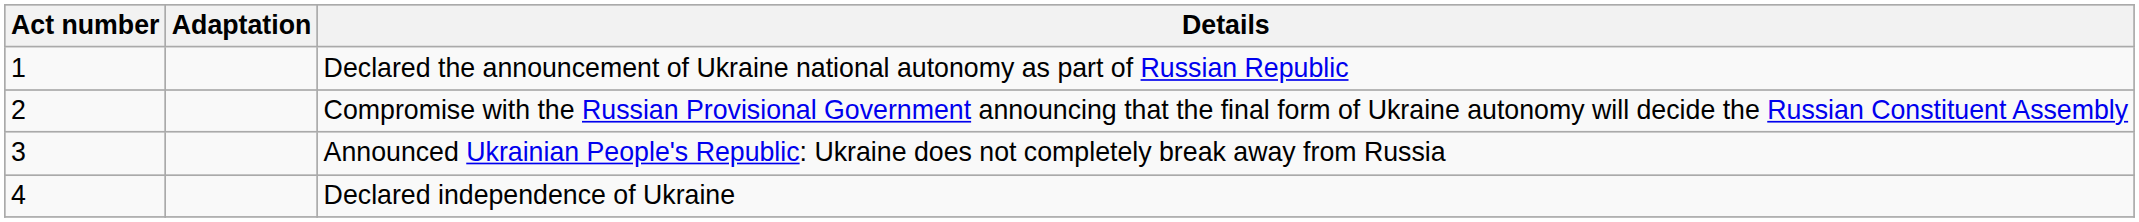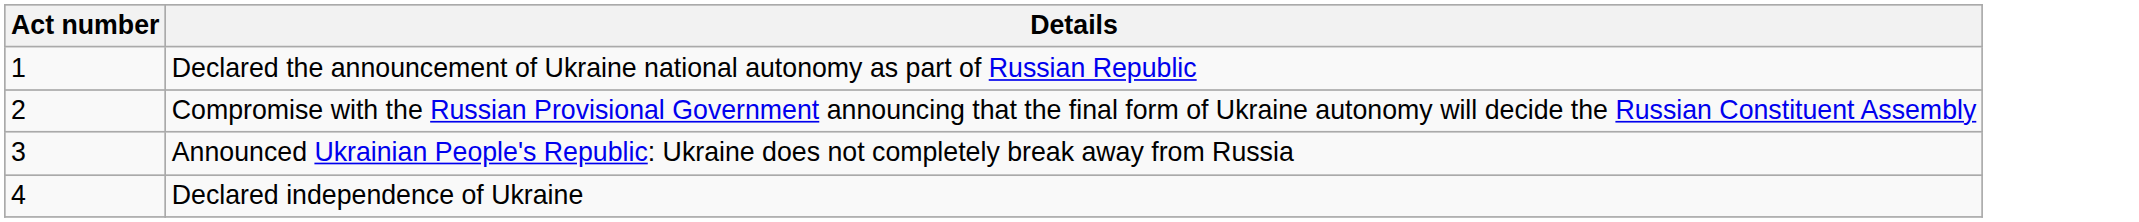- column: (242, 25)
